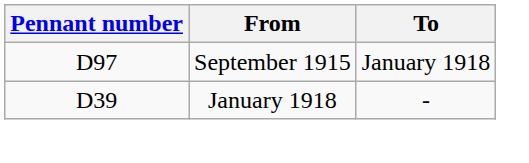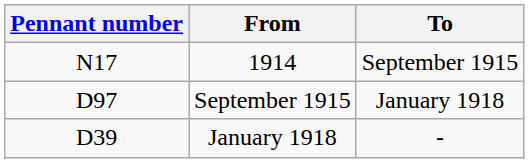+ row: (272, 61)
